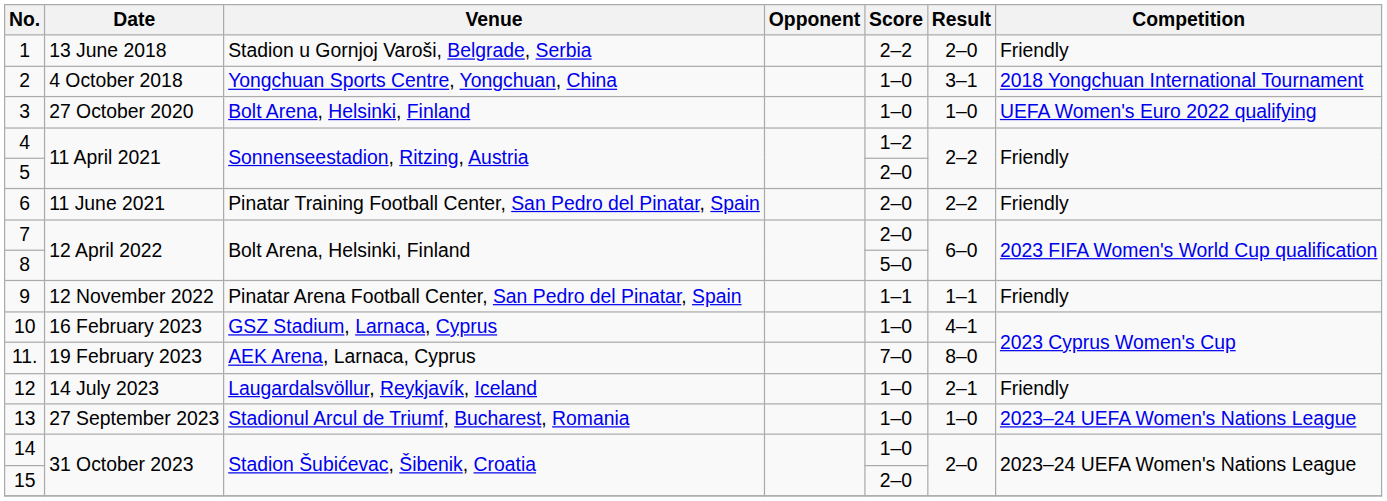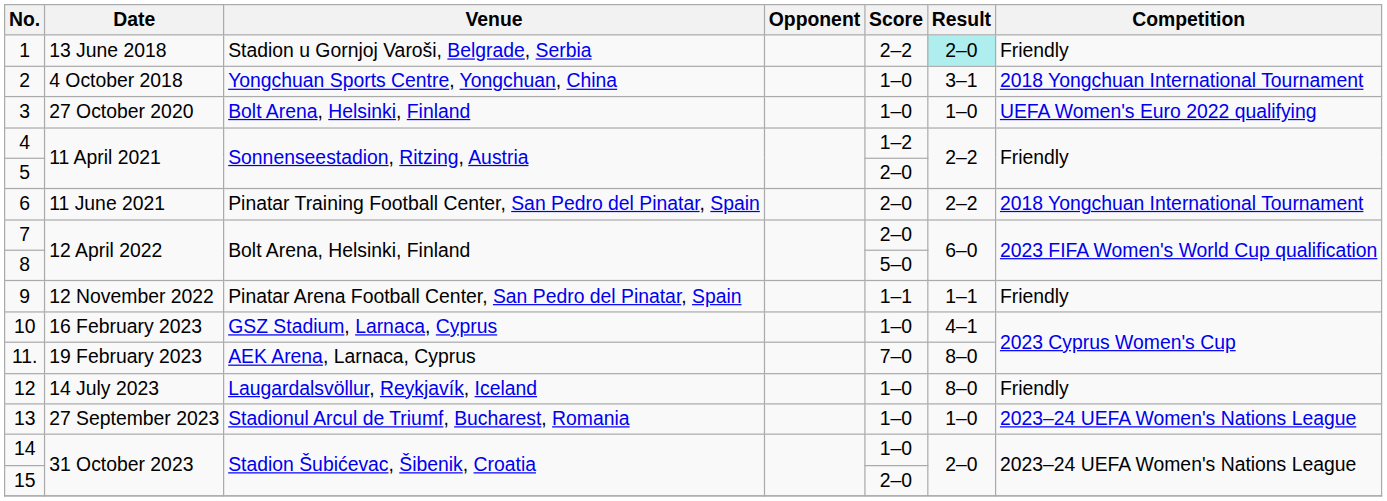(961, 50) no background -> (961, 50) paleturquoise background
(1034, 204) Friendly -> (1182, 204) 2018 Yongchuan International Tournament
(961, 388) 2–1 -> (961, 388) 8–0
